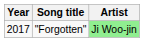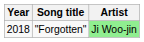(18, 29) 2017 -> (18, 29) 2018
